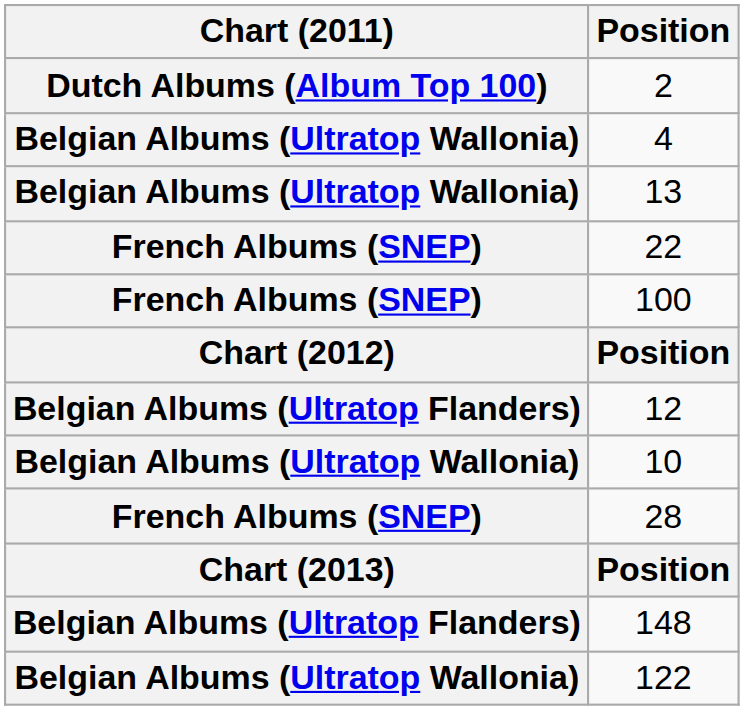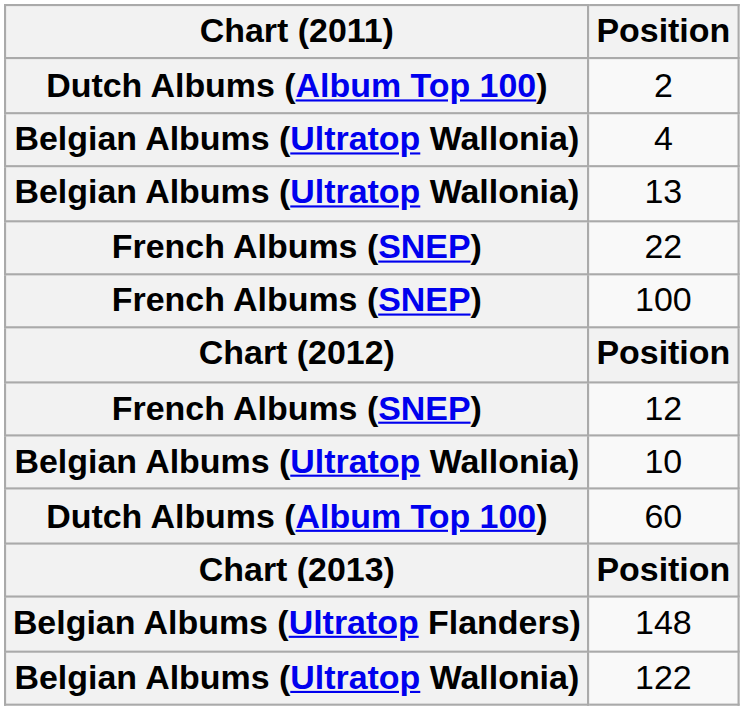(297, 407) Belgian Albums (Ultratop Flanders) -> (297, 407) French Albums (SNEP)
+ row: (663, 515)
- row: (663, 515)
